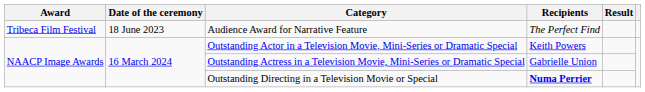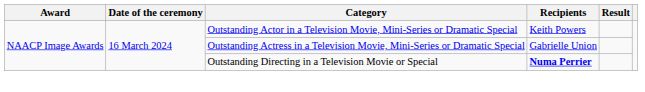- row: (287, 29)
